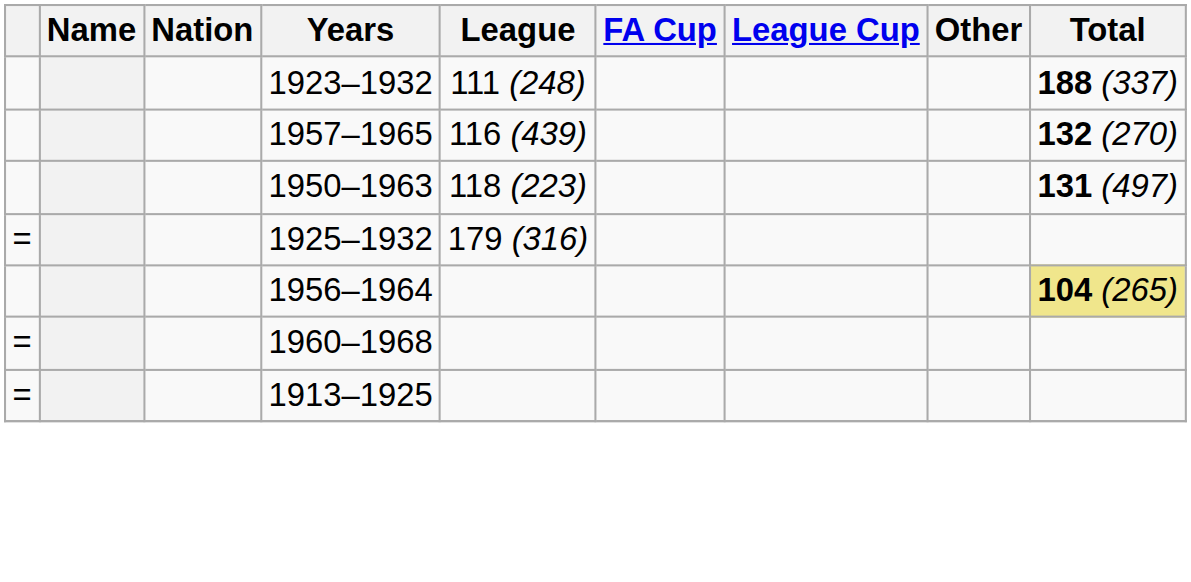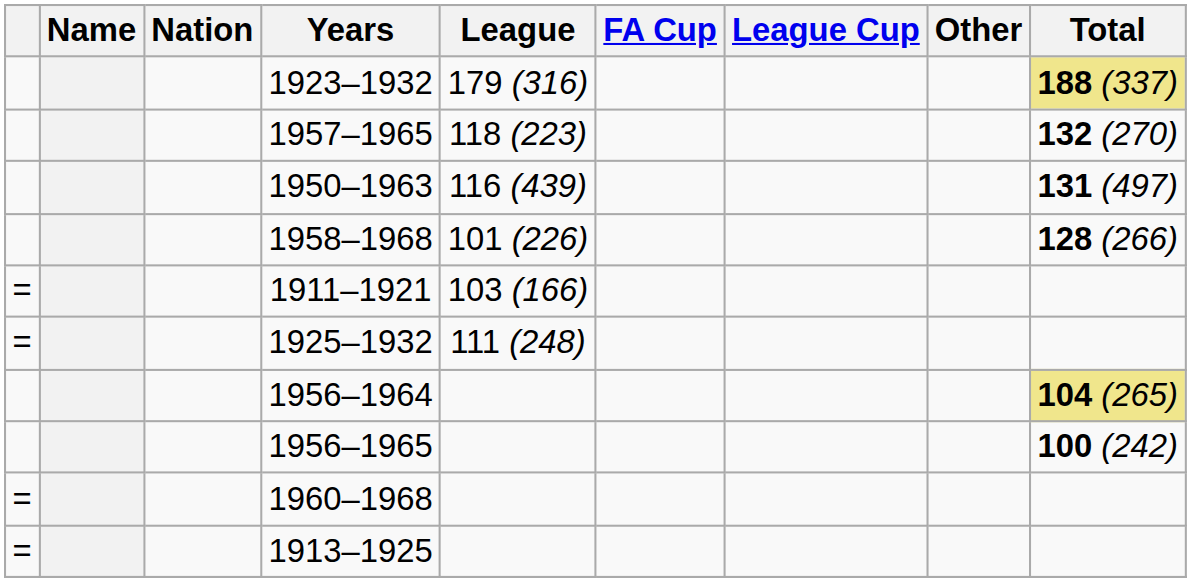(518, 82) 111 (248) -> (518, 82) 179 (316)
(1108, 82) no background -> (1108, 82) khaki background
(518, 134) 116 (439) -> (518, 134) 118 (223)
(518, 186) 118 (223) -> (518, 186) 116 (439)
+ row: (351, 238)
+ row: (351, 290)
(518, 238) 179 (316) -> (518, 342) 111 (248)
+ row: (351, 446)
